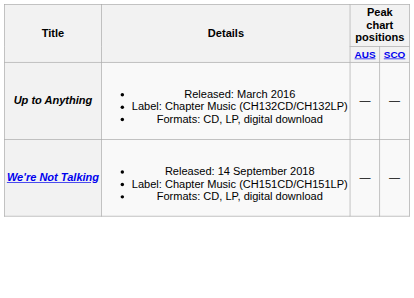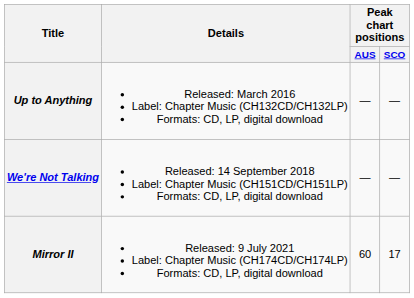+ row: (53, 254)
